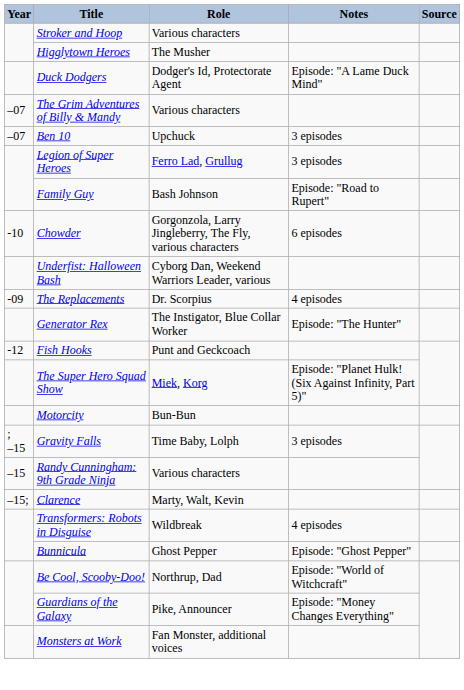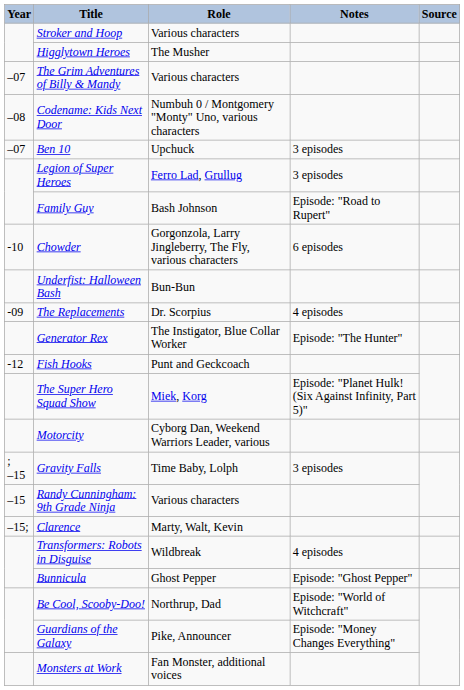- row: (71, 77)
+ row: (89, 117)
(211, 273) Cyborg Dan, Weekend Warriors Leader, various -> (173, 286) Bun-Bun
(174, 415) Bun-Bun -> (210, 435) Cyborg Dan, Weekend Warriors Leader, various
